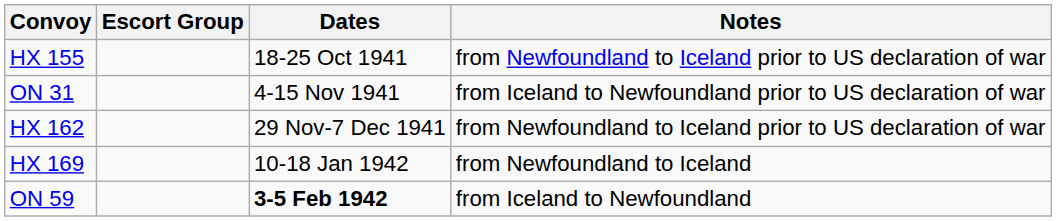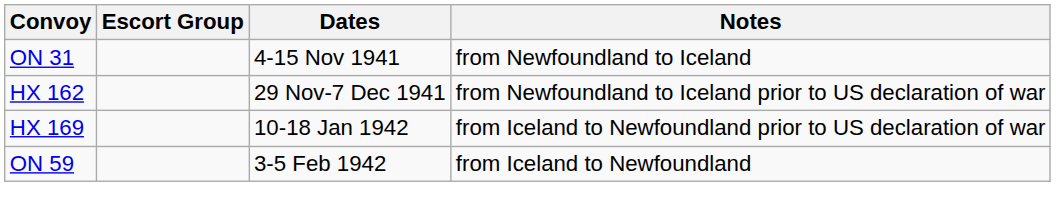- row: (47, 57)
(751, 92) from Iceland to Newfoundland prior to US declaration of war -> (604, 57) from Newfoundland to Iceland
(604, 163) from Newfoundland to Iceland -> (751, 127) from Iceland to Newfoundland prior to US declaration of war
(321, 198) bold -> (320, 163) normal
